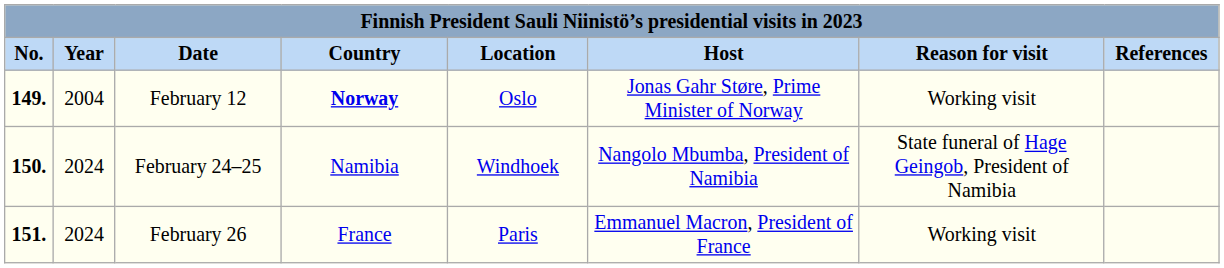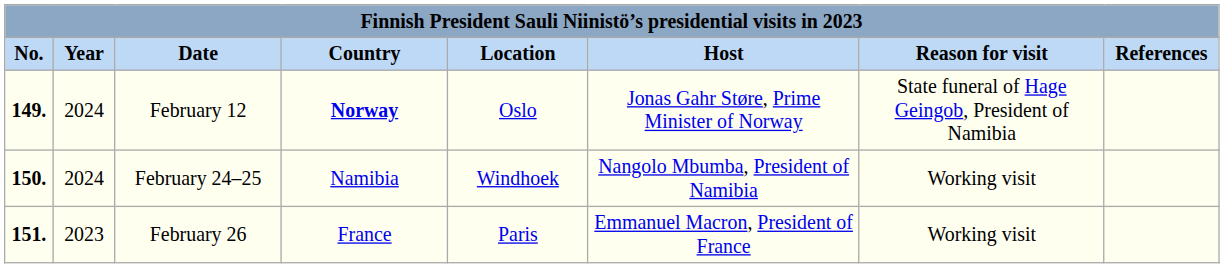(84, 98) 2004 -> (84, 110) 2024
(982, 98) Working visit -> (982, 110) State funeral of Hage Geingob, President of Namibia
(982, 166) State funeral of Hage Geingob, President of Namibia -> (982, 178) Working visit
(84, 234) 2024 -> (84, 234) 2023
